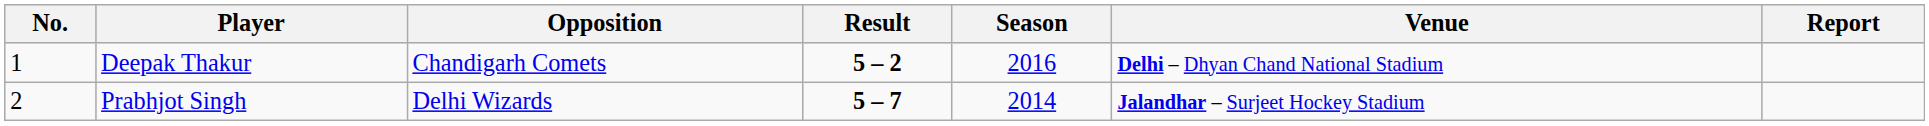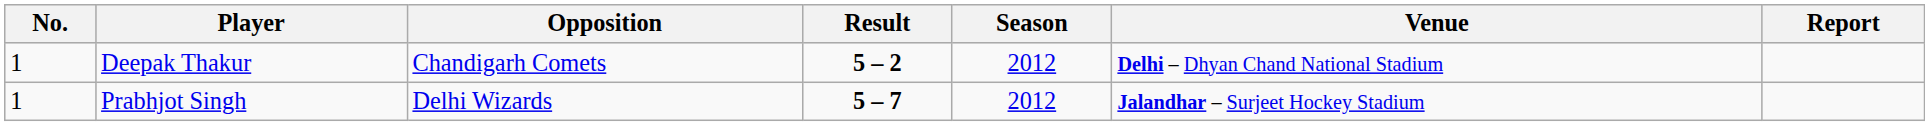(1032, 62) 2016 -> (1032, 62) 2012
(16, 100) 2 -> (16, 100) 1
(1032, 100) 2014 -> (1032, 100) 2012
